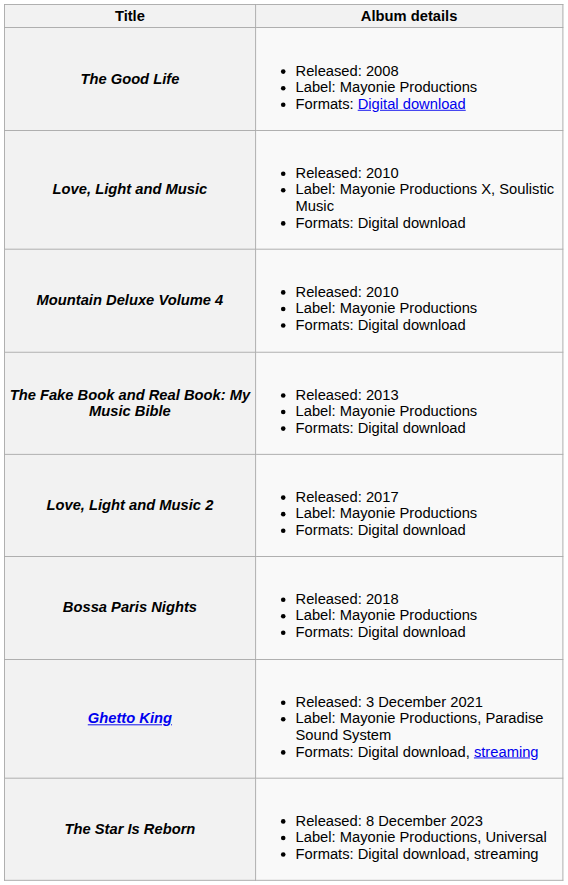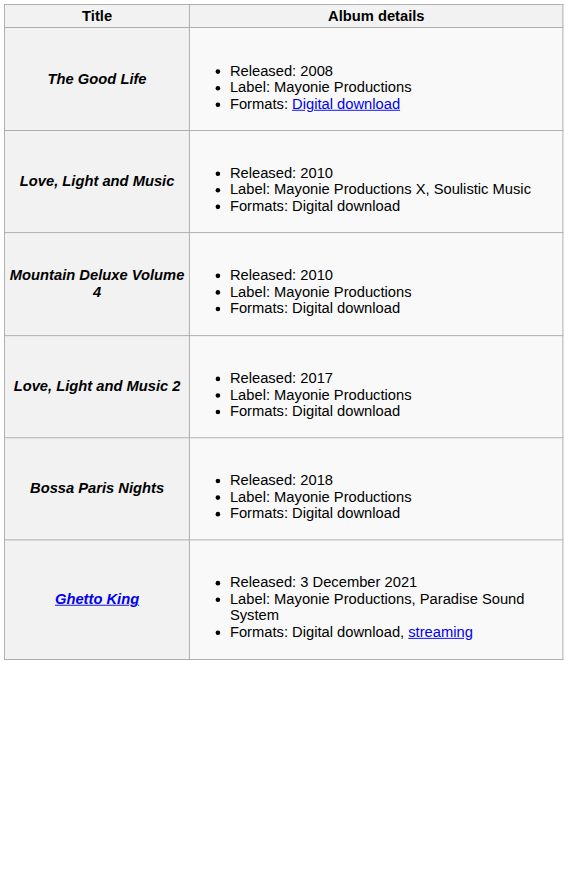- row: (130, 403)
- row: (130, 829)
